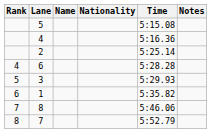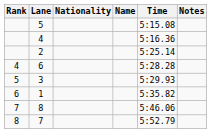columns swapped: (65, 11) <-> (107, 11)
